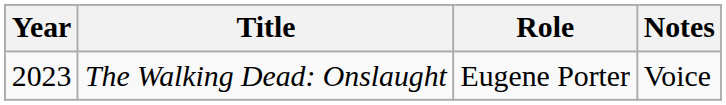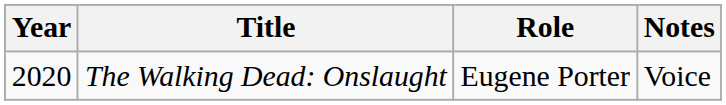(42, 75) 2023 -> (42, 75) 2020
